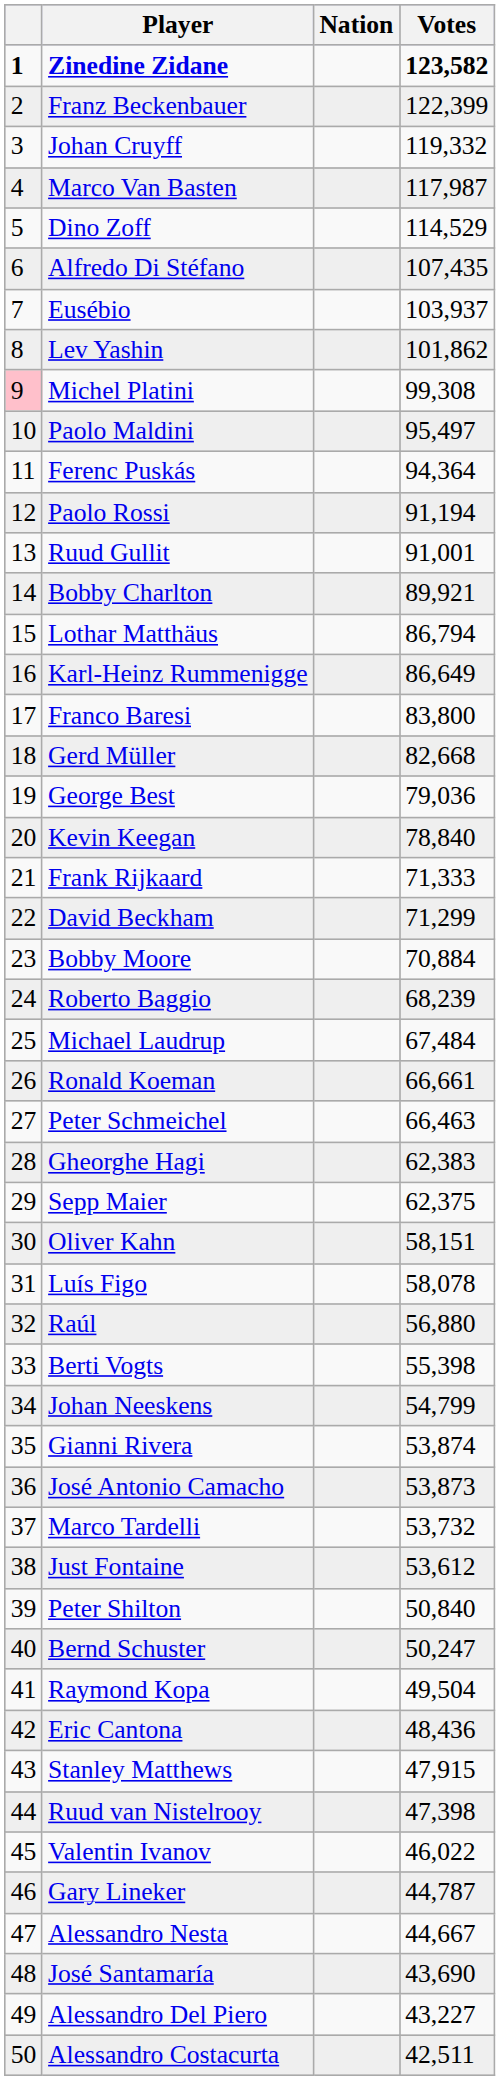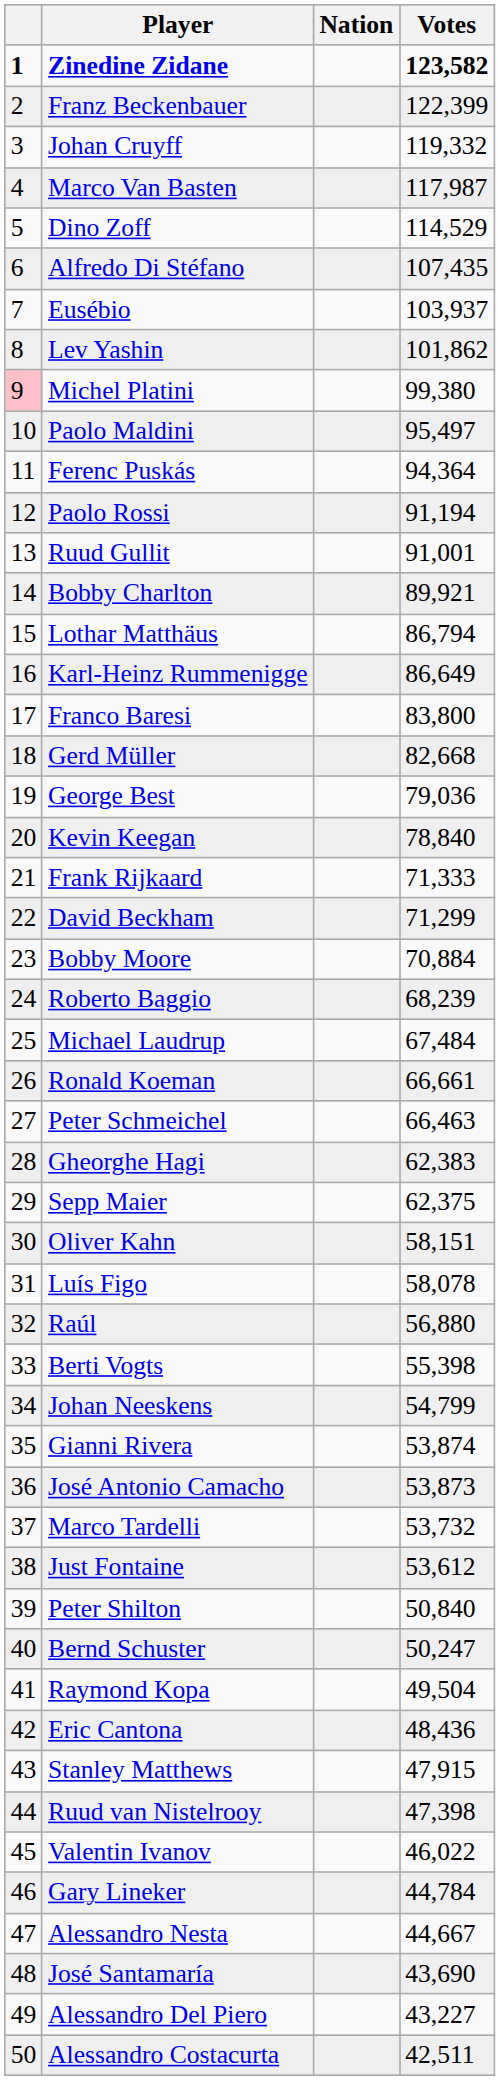(440, 390) 99,308 -> (440, 390) 99,380
(440, 1892) 44,787 -> (440, 1892) 44,784
